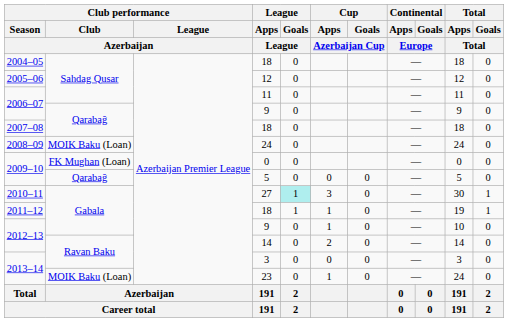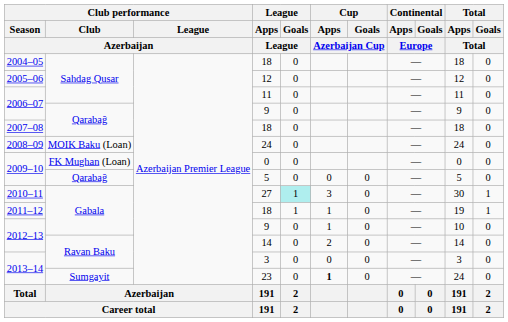(90, 276) MOIK Baku (Loan) -> (90, 276) Sumgayit
(329, 276) normal -> (329, 276) bold
